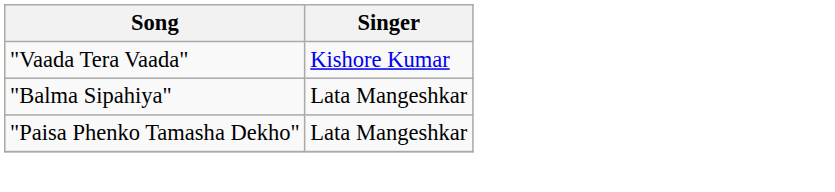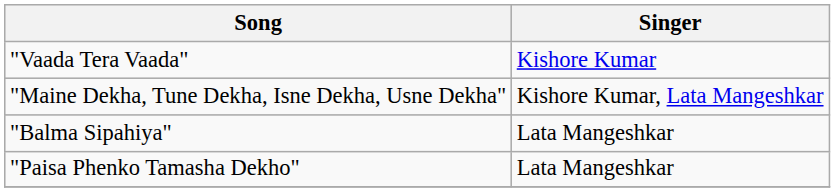+ row: (258, 95)
